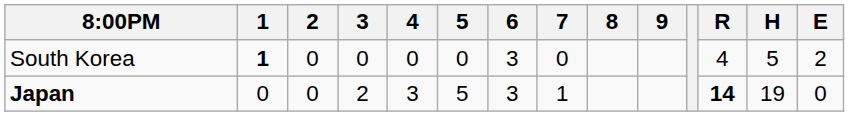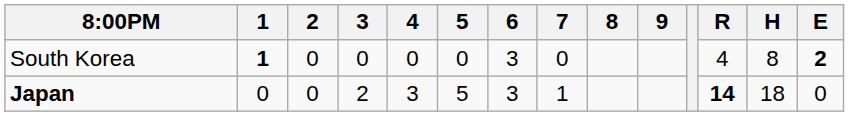(772, 57) 5 -> (772, 57) 8
(820, 57) normal -> (820, 57) bold
(772, 93) 19 -> (772, 93) 18
